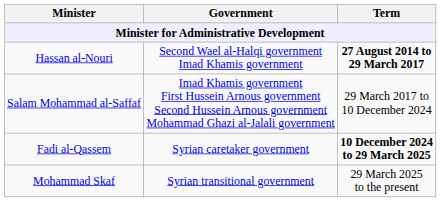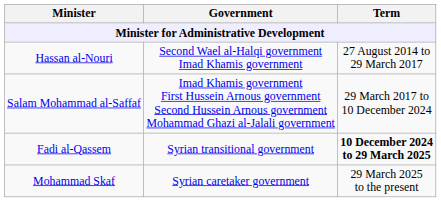(387, 58) bold -> (387, 58) normal
(241, 148) Syrian caretaker government -> (241, 148) Syrian transitional government
(241, 181) Syrian transitional government -> (241, 181) Syrian caretaker government
